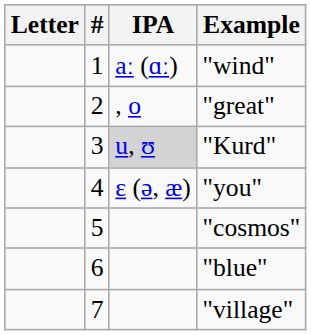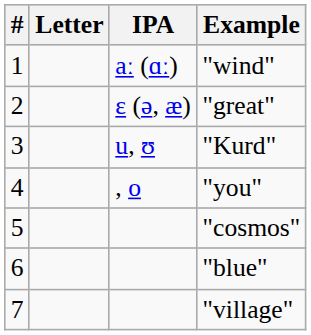columns swapped: (97, 24) <-> (45, 24)
(128, 106) , o -> (153, 106) ɛ (ə, æ)
(135, 146) lightgrey background -> (135, 146) no background
(153, 187) ɛ (ə, æ) -> (128, 187) , o
